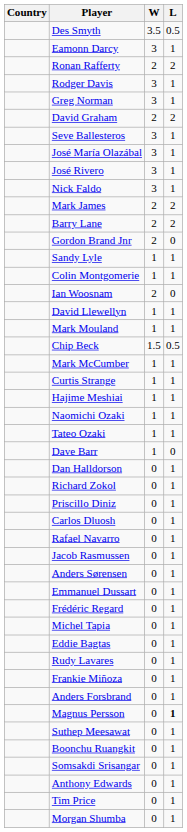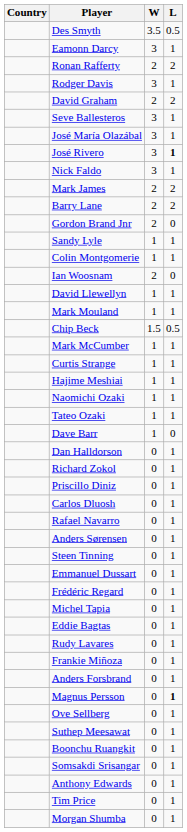- row: (82, 100)
(173, 170) normal -> (173, 153) bold
- row: (91, 556)
+ row: (83, 556)
+ row: (81, 713)
